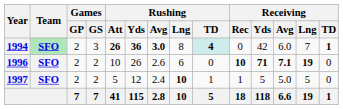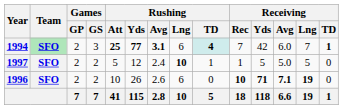(115, 46) 26 -> (115, 46) 25
(136, 46) 36 -> (136, 46) 77
(159, 46) 3.0 -> (159, 46) 3.1
(181, 46) 8 -> (181, 46) 6
(240, 46) 0 -> (240, 46) 7
rows swapped: (17, 63) <-> (17, 79)
